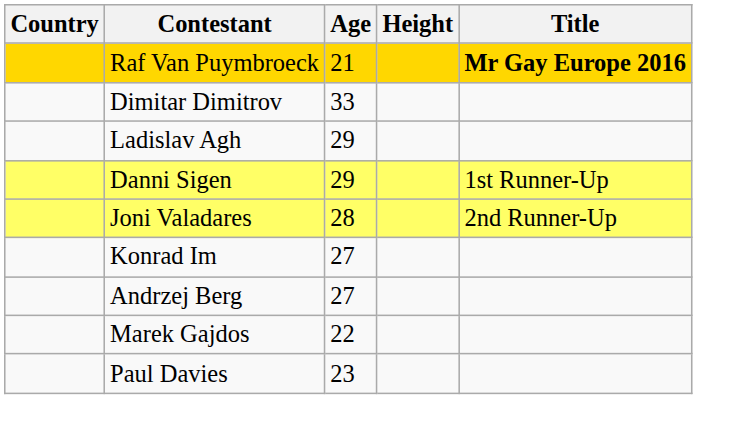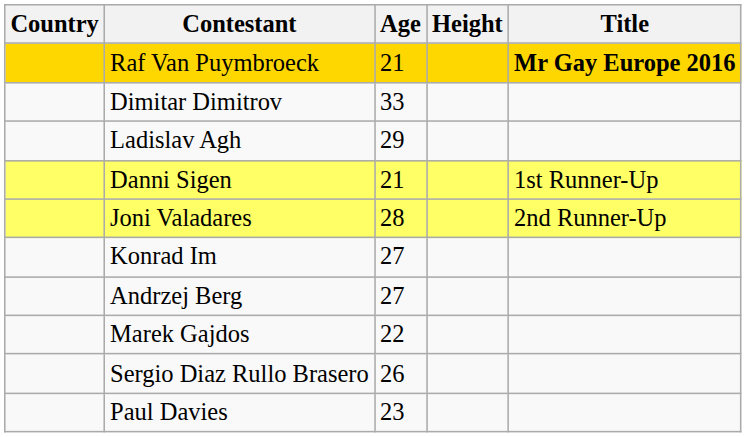(343, 179) 29 -> (392, 179) 21
+ row: (239, 373)
